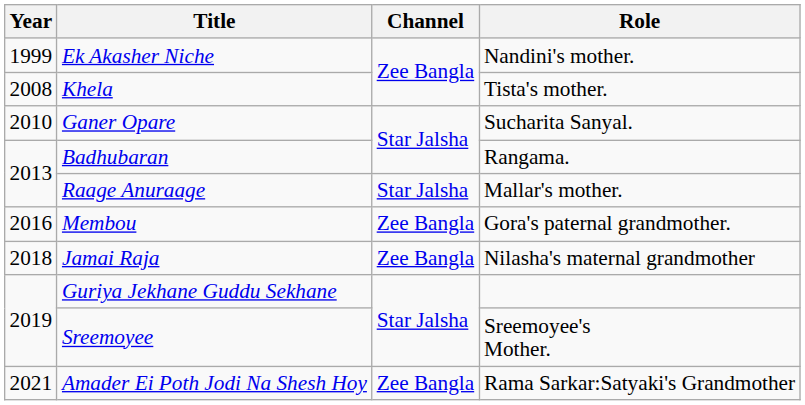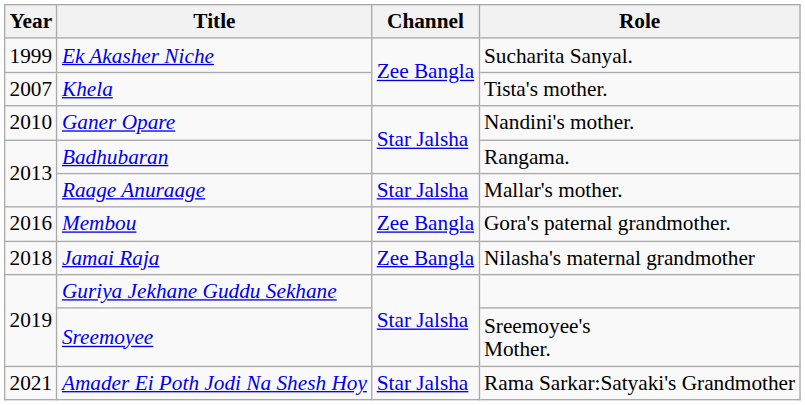(559, 55) Nandini's mother. -> (558, 55) Sucharita Sanyal.
(31, 88) 2008 -> (31, 88) 2007
(558, 122) Sucharita Sanyal. -> (559, 122) Nandini's mother.
(425, 382) Zee Bangla -> (423, 382) Star Jalsha
